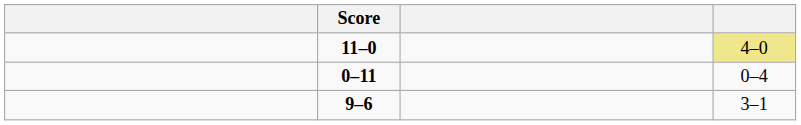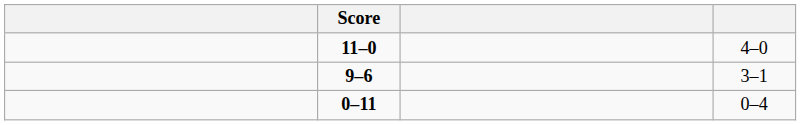(754, 47) khaki background -> (754, 47) no background
rows swapped: (359, 104) <-> (359, 76)
